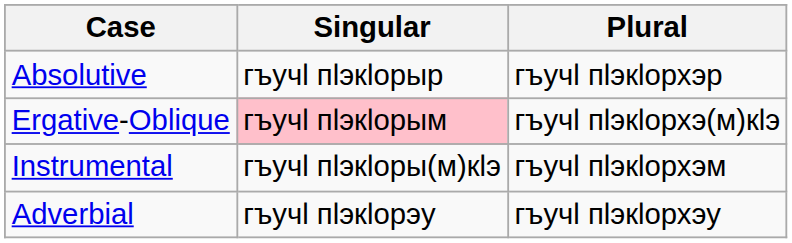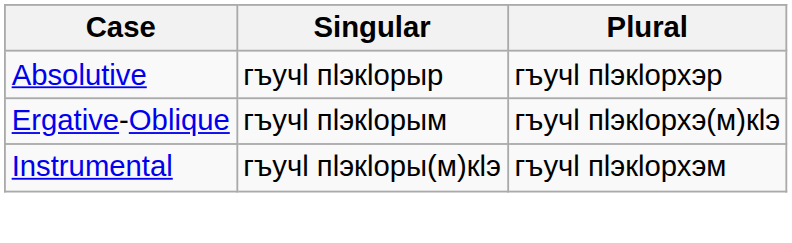(345, 120) pink background -> (345, 120) no background
- row: (73, 213)
